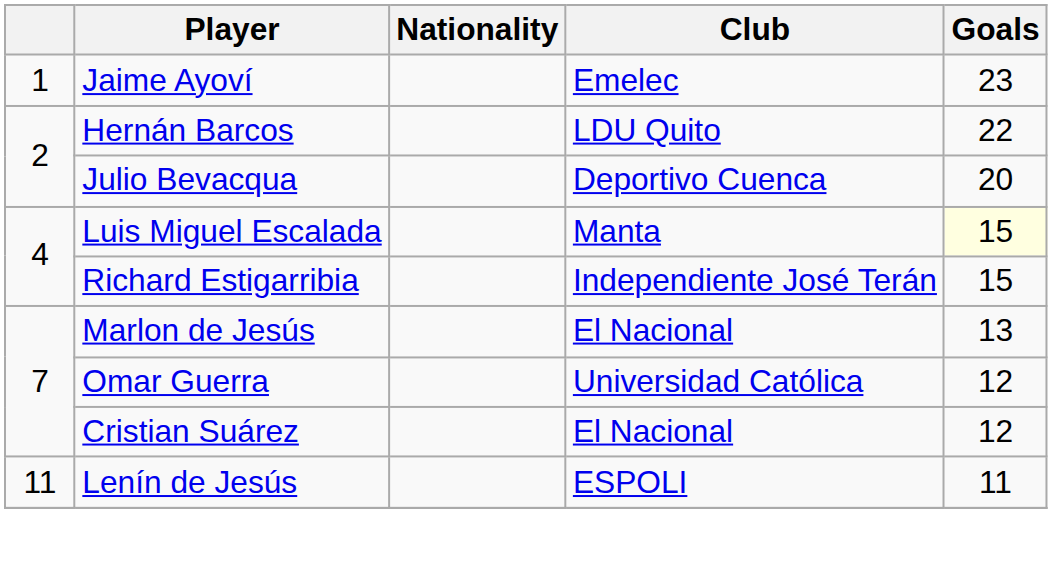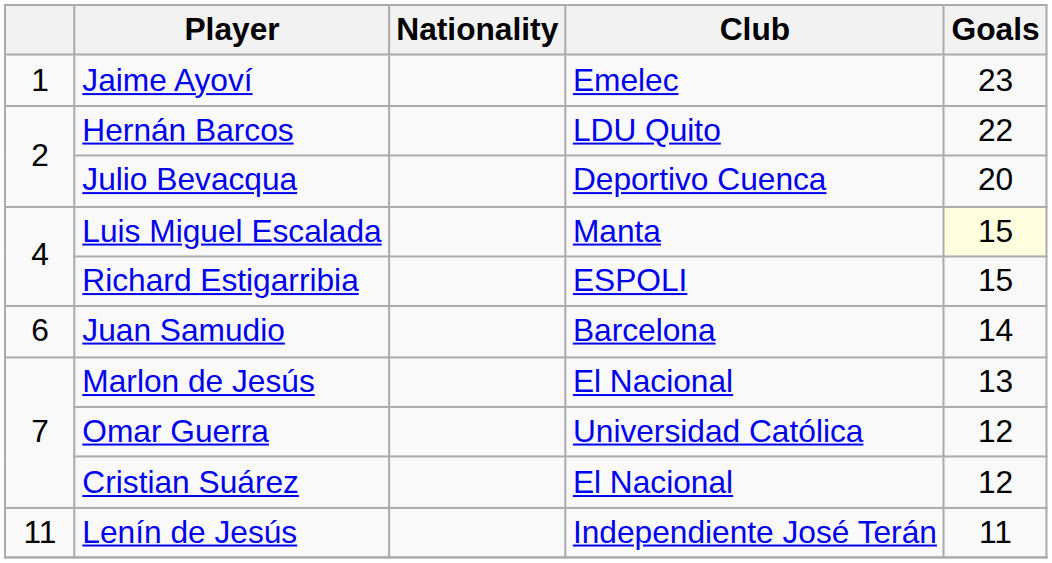(755, 280) Independiente José Terán -> (630, 280) ESPOLI
+ row: (184, 331)
(630, 481) ESPOLI -> (755, 532) Independiente José Terán
